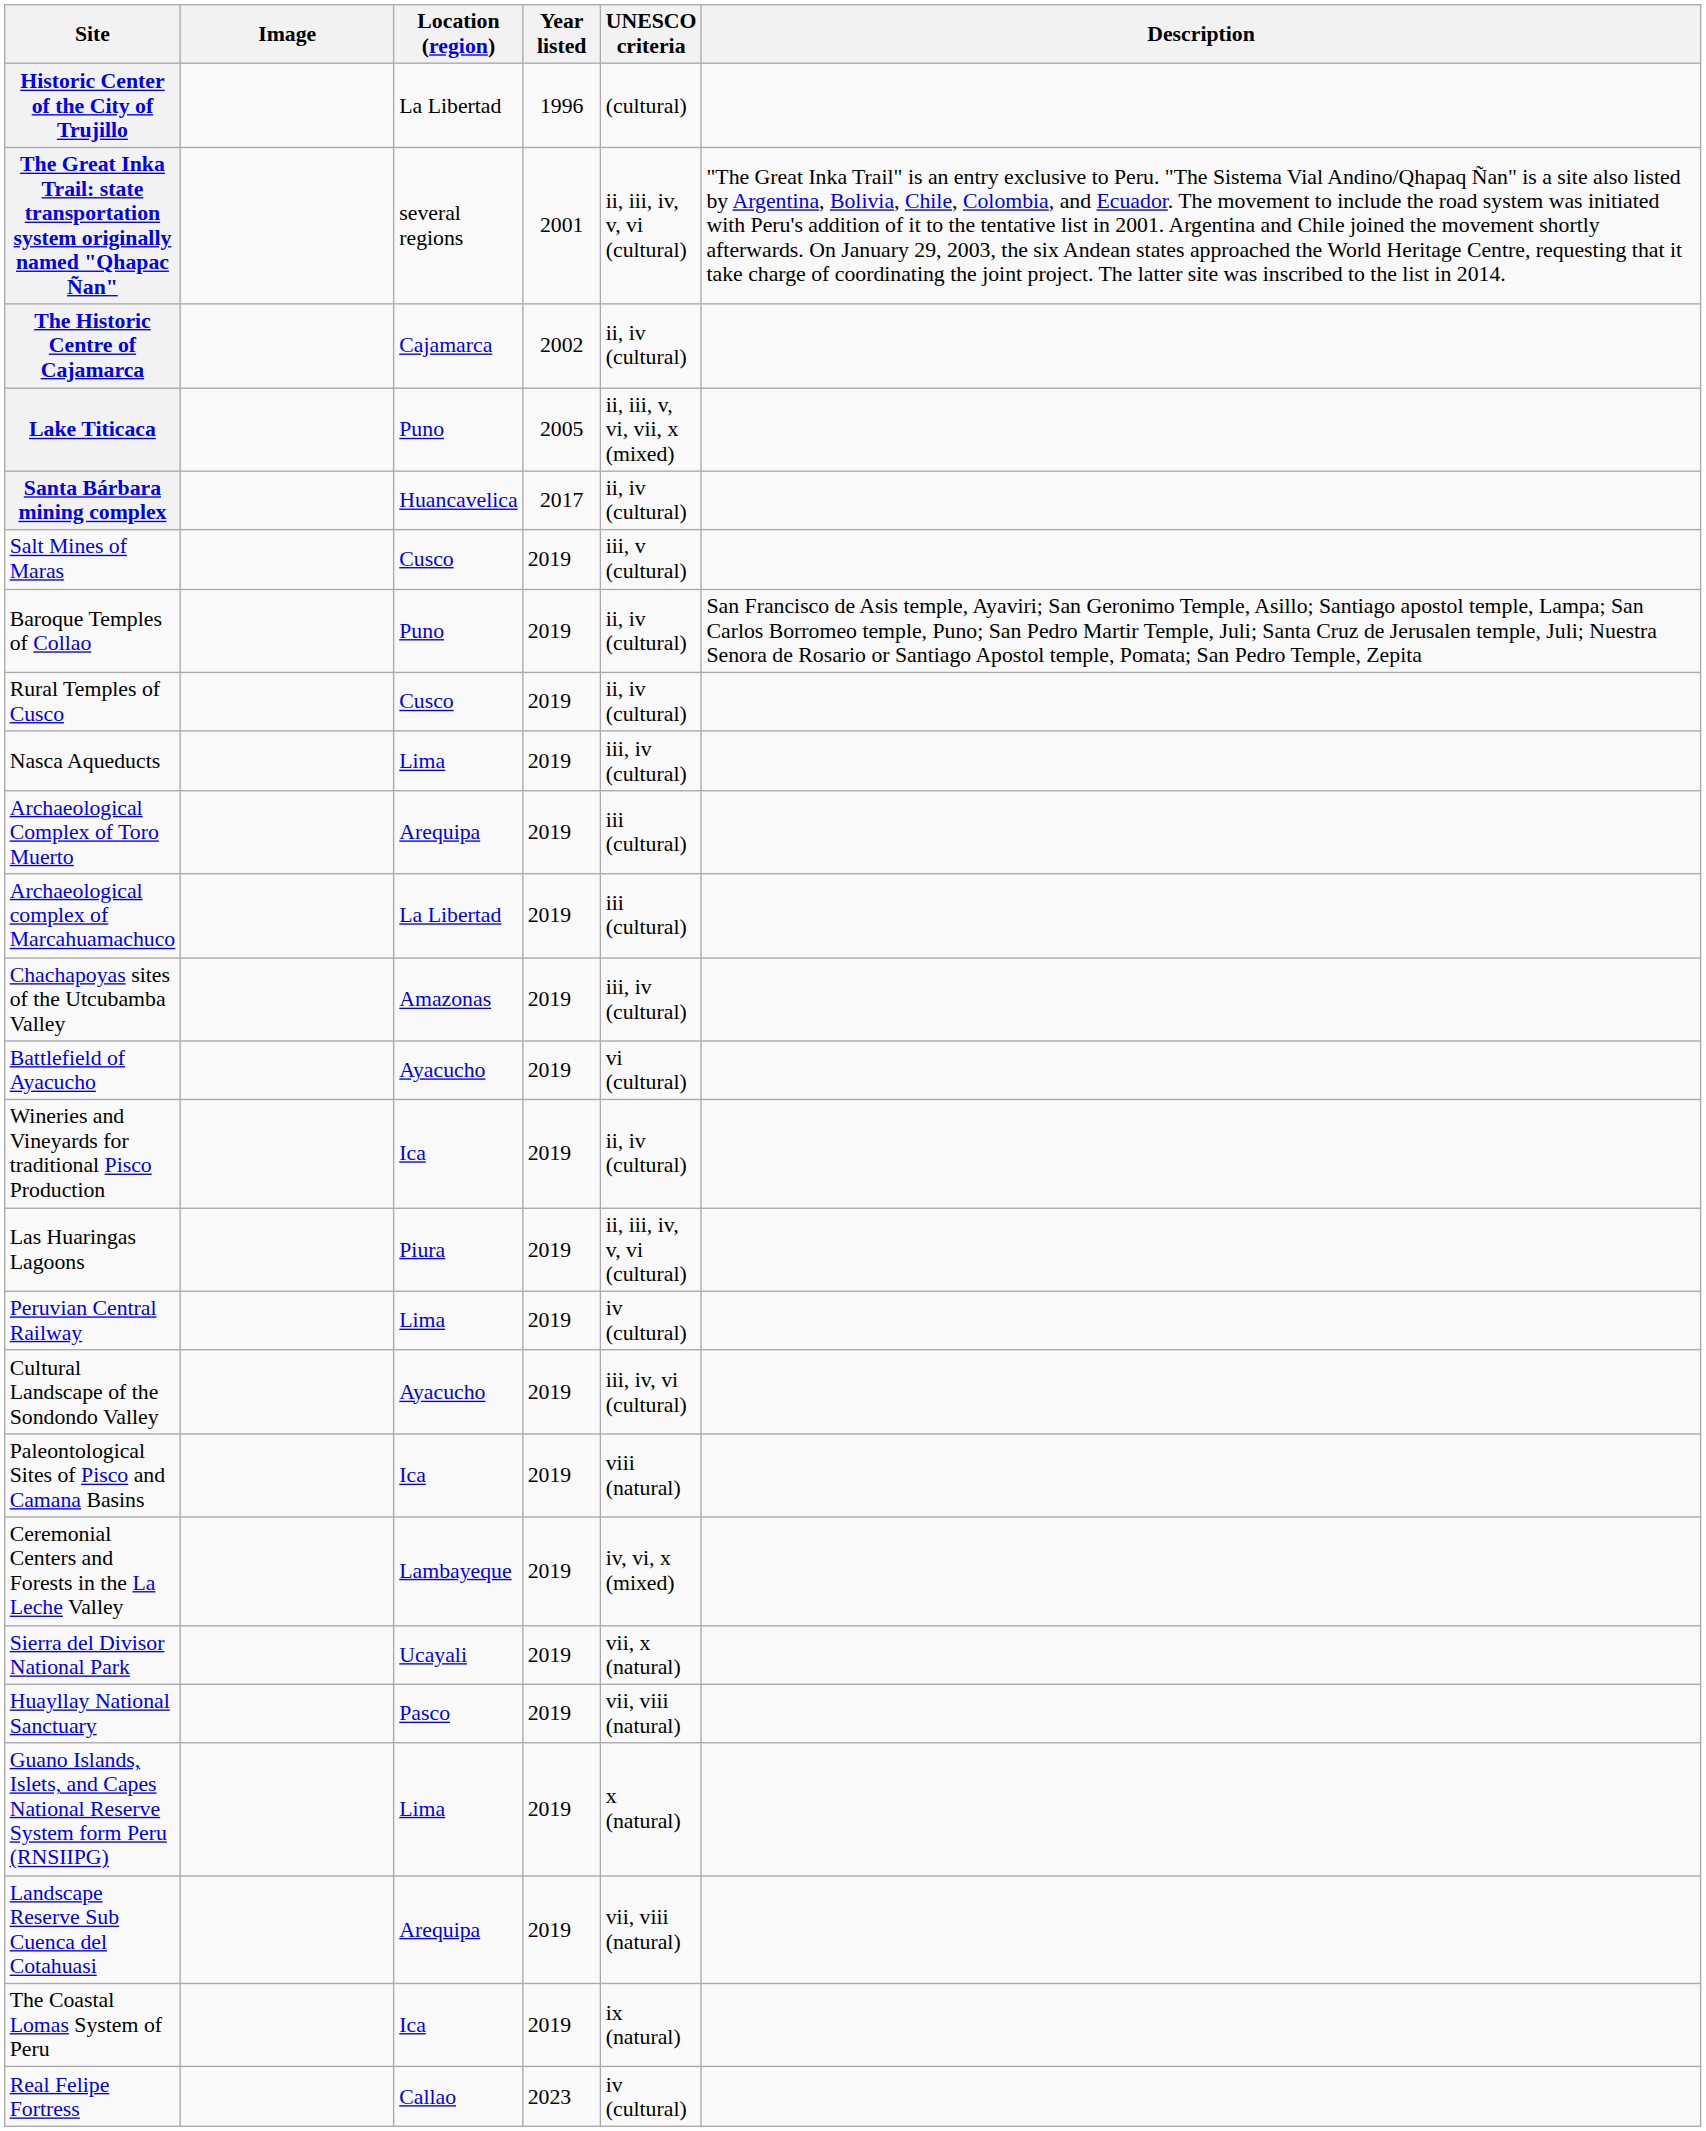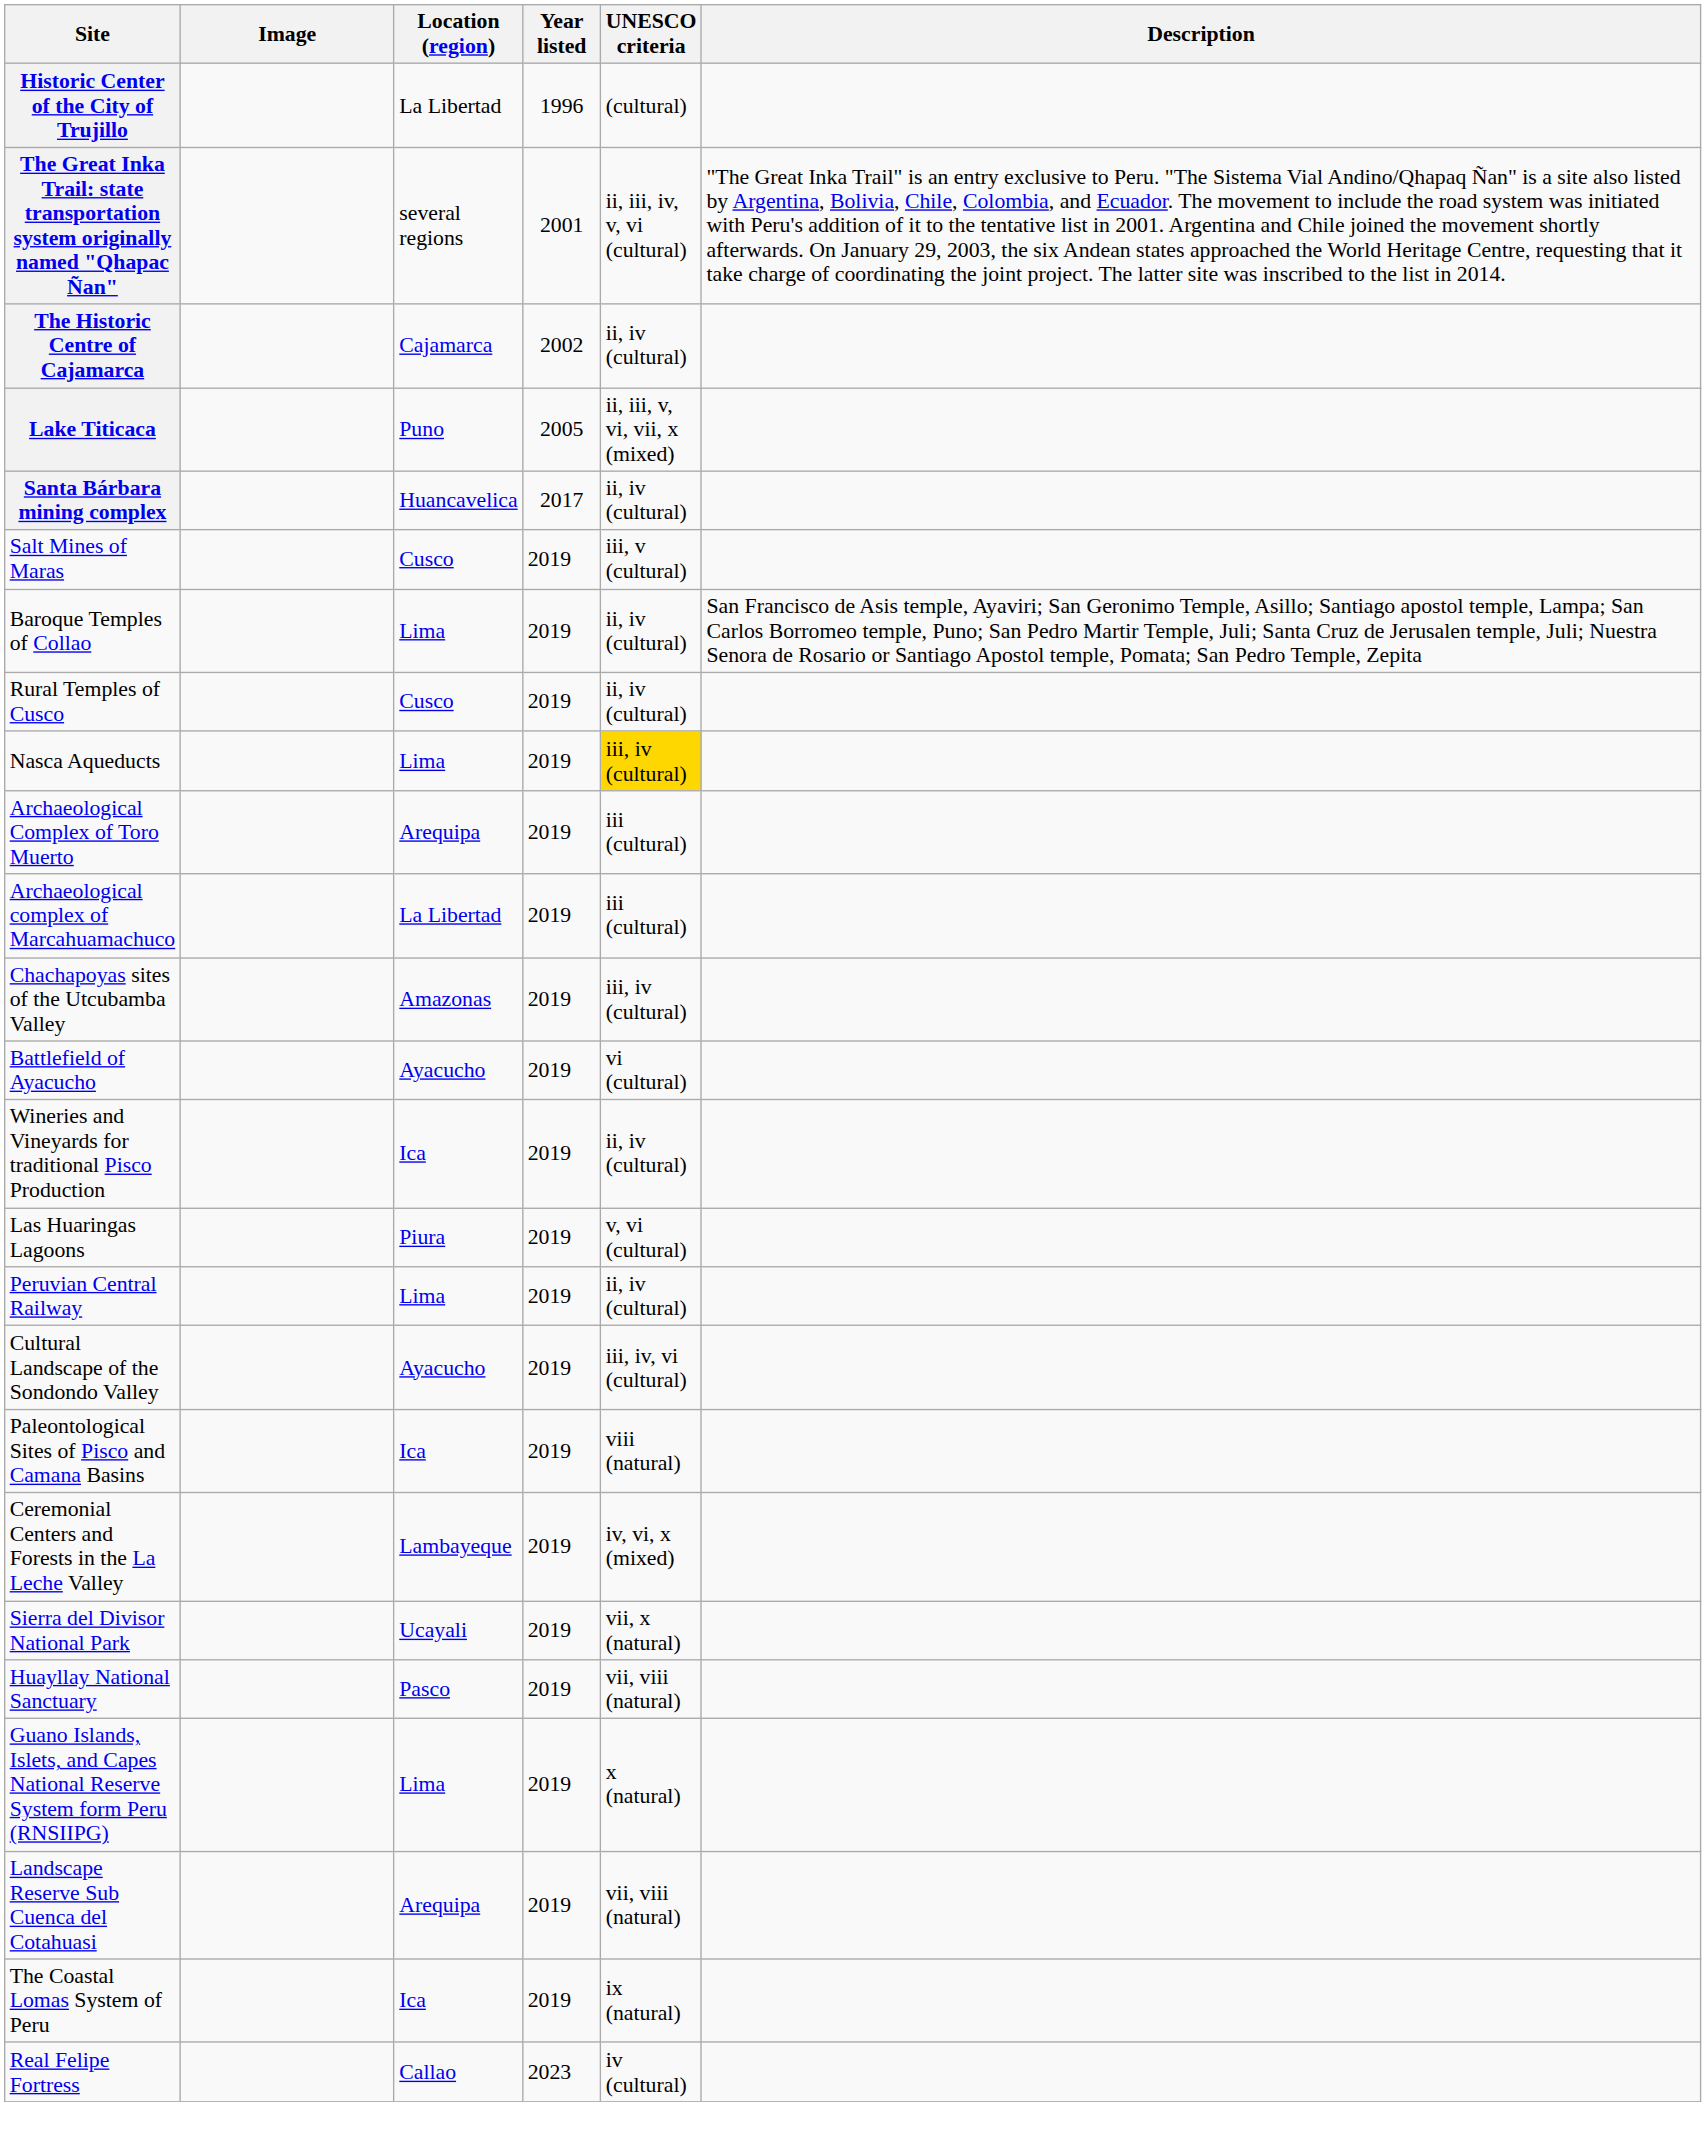(422, 630) Puno -> (422, 630) Lima
(646, 760) no background -> (646, 760) gold background
(646, 1249) ii, iii, iv, v, vi (cultural) -> (646, 1237) v, vi (cultural)
(646, 1320) iv (cultural) -> (646, 1296) ii, iv (cultural)
